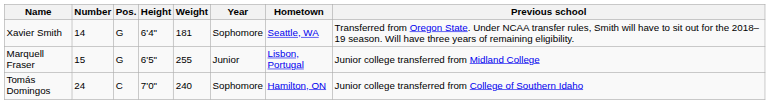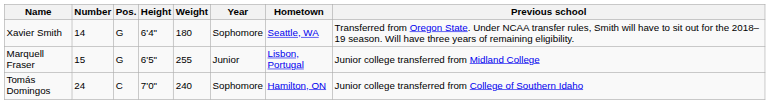(184, 33) 181 -> (184, 33) 180
